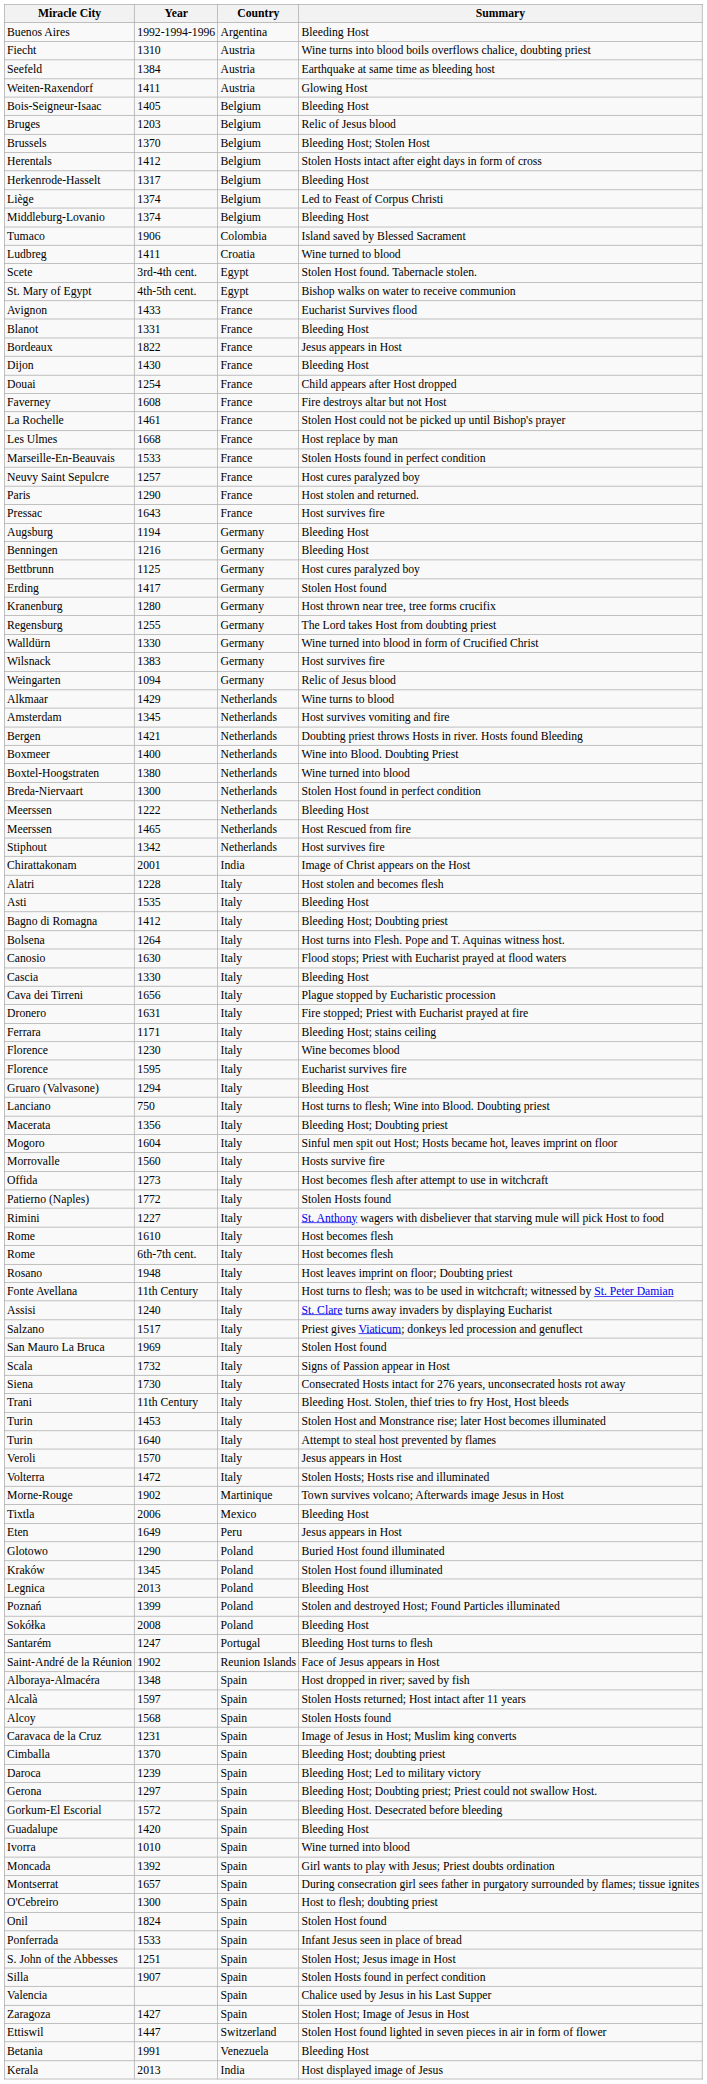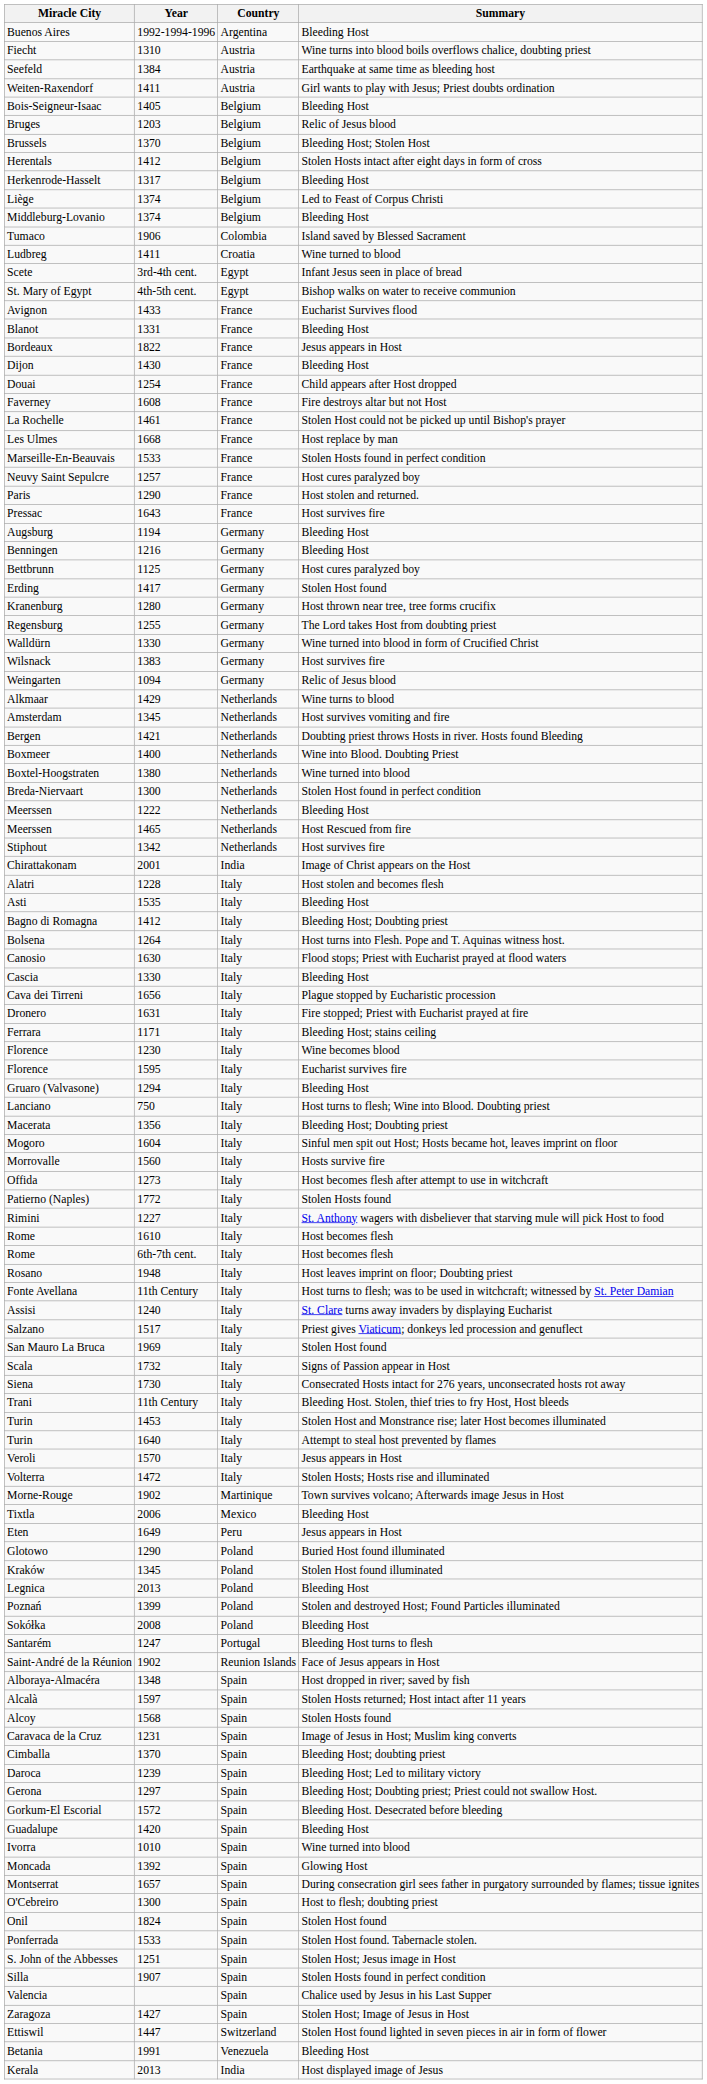(334, 87) Glowing Host -> (428, 87) Girl wants to play with Jesus; Priest doubts ordination
(389, 273) Stolen Host found. Tabernacle stolen. -> (382, 273) Infant Jesus seen in place of bread
(428, 1866) Girl wants to play with Jesus; Priest doubts ordination -> (334, 1866) Glowing Host
(382, 1940) Infant Jesus seen in place of bread -> (389, 1940) Stolen Host found. Tabernacle stolen.
